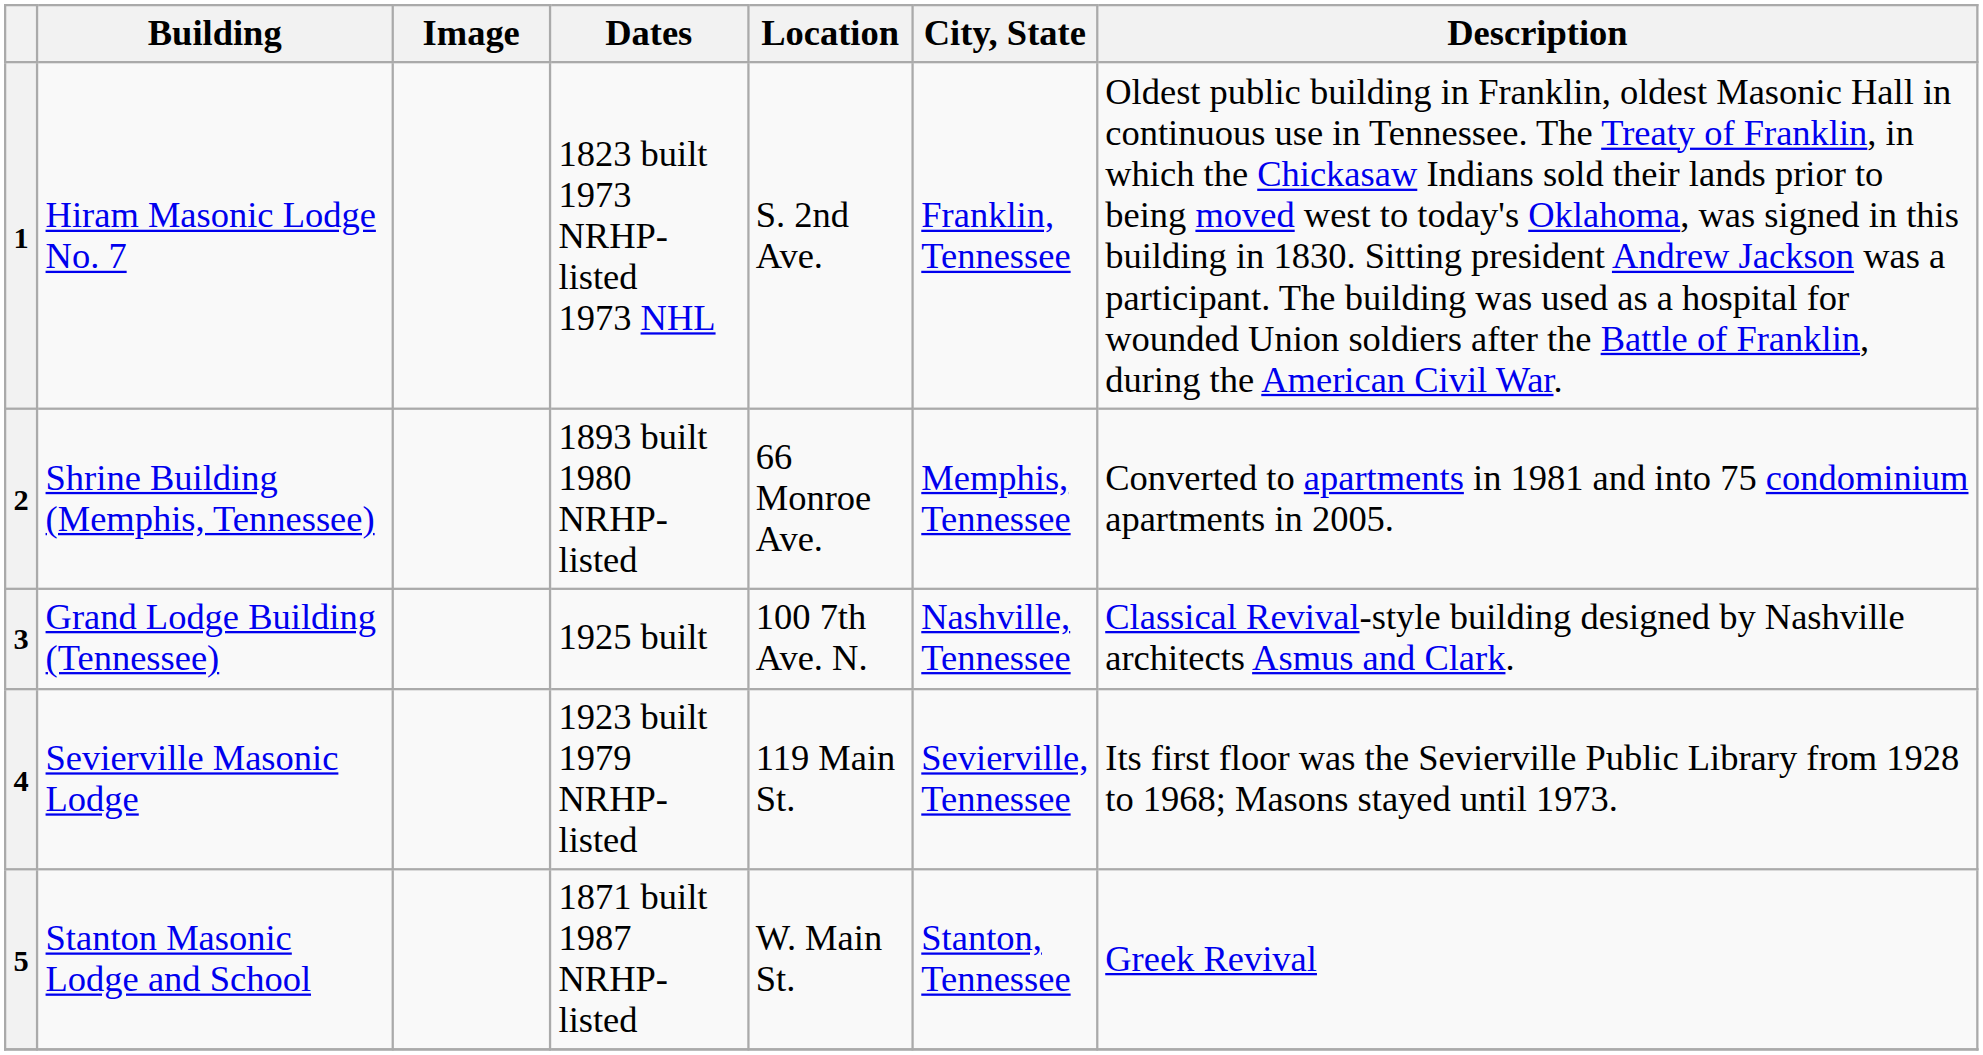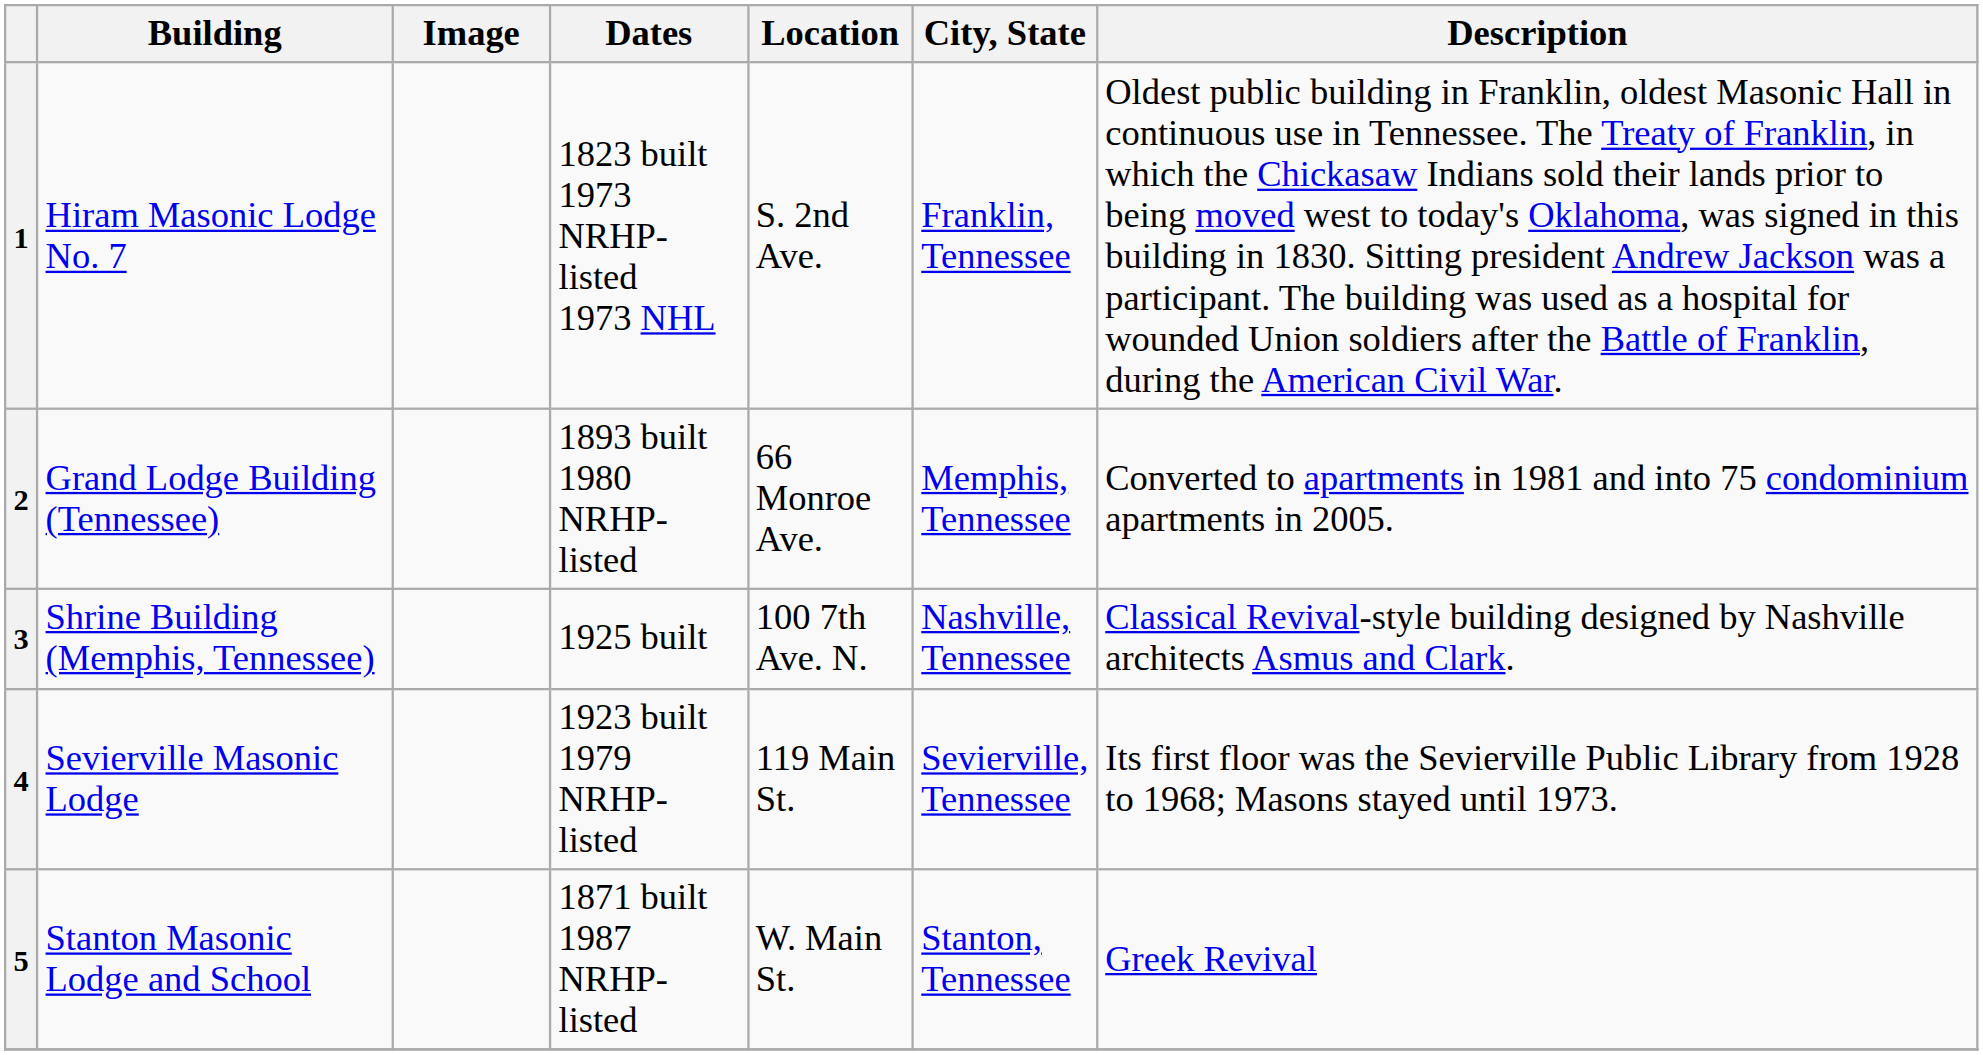(210, 497) Shrine Building (Memphis, Tennessee) -> (211, 497) Grand Lodge Building (Tennessee)
(211, 637) Grand Lodge Building (Tennessee) -> (210, 637) Shrine Building (Memphis, Tennessee)
